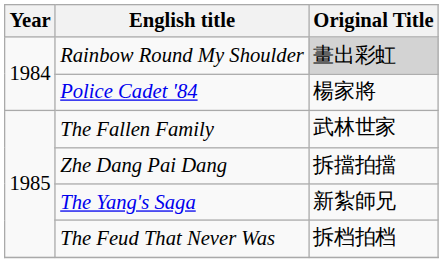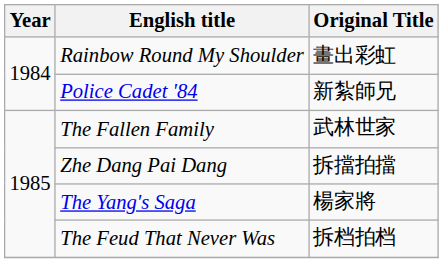(355, 54) lightgrey background -> (355, 54) no background
(344, 91) 楊家將 -> (355, 91) 新紮師兄
(355, 201) 新紮師兄 -> (344, 201) 楊家將
